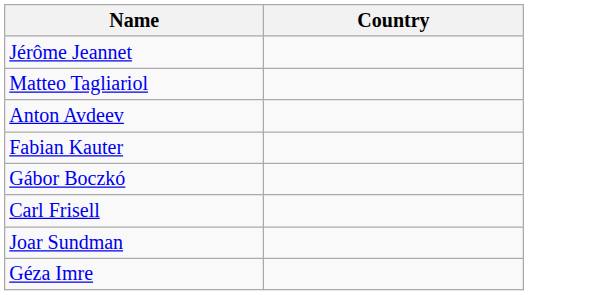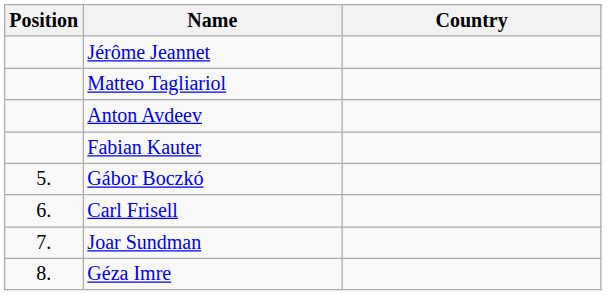+ column: (44, 20)
